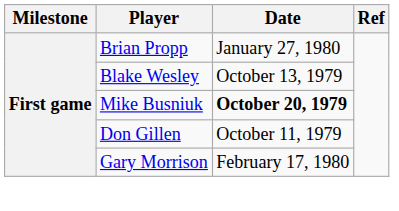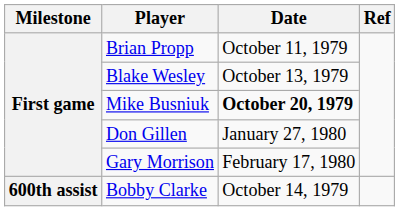(278, 47) January 27, 1980 -> (285, 47) October 11, 1979
(279, 133) October 11, 1979 -> (284, 133) January 27, 1980
+ row: (156, 190)
